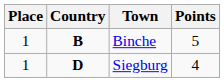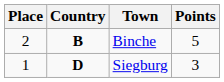(25, 41) 1 -> (25, 41) 2
(195, 65) 4 -> (195, 65) 3
